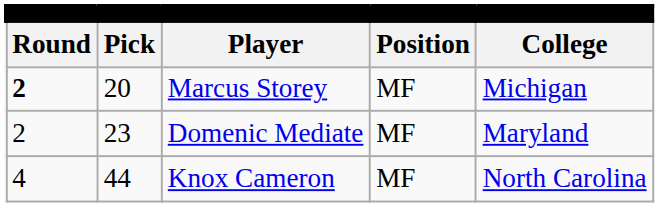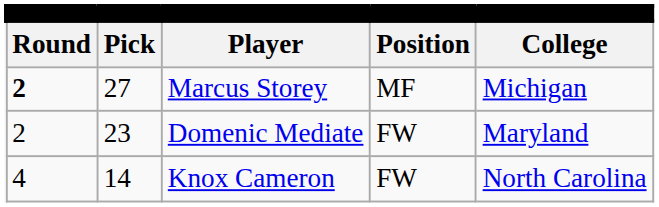(117, 88) 20 -> (117, 88) 27
(396, 133) MF -> (397, 133) FW
(117, 178) 44 -> (117, 178) 14
(396, 178) MF -> (397, 178) FW
